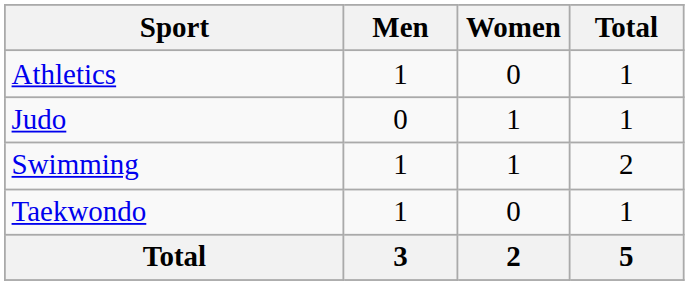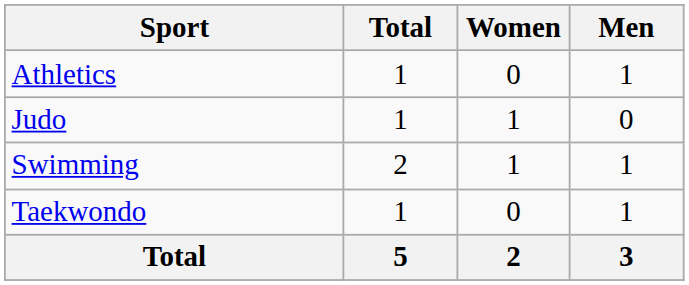columns swapped: (400, 27) <-> (626, 27)
